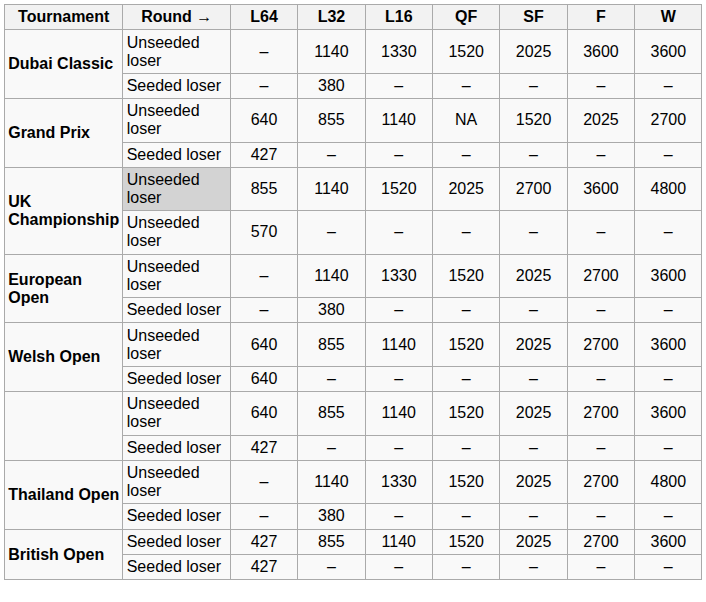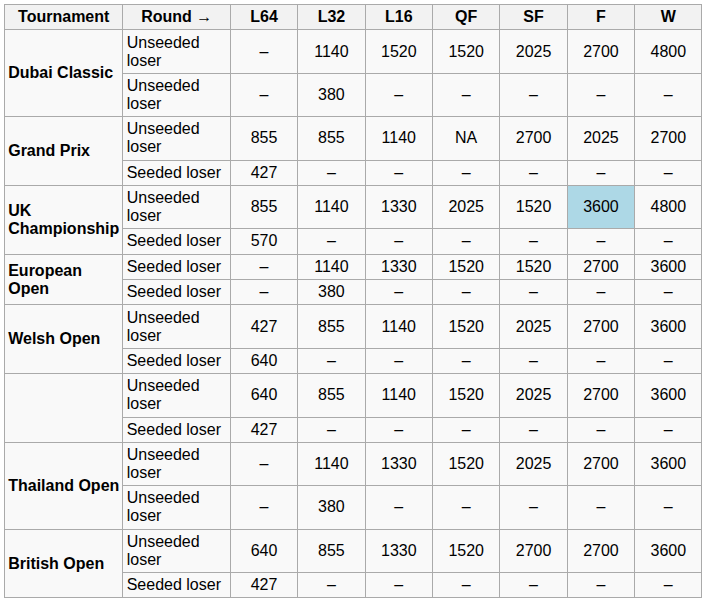(399, 51) 1330 -> (399, 51) 1520
(601, 51) 3600 -> (601, 51) 2700
(668, 51) 3600 -> (668, 51) 4800
(174, 85) Seeded loser -> (163, 94) Unseeded loser
(264, 120) 640 -> (264, 138) 855
(534, 120) 1520 -> (534, 138) 2700
(163, 189) lightgrey background -> (163, 207) no background
(399, 189) 1520 -> (399, 207) 1330
(534, 189) 2700 -> (534, 207) 1520
(601, 189) no background -> (601, 207) lightblue background
(163, 232) Unseeded loser -> (174, 241) Seeded loser
(163, 275) Unseeded loser -> (174, 266) Seeded loser
(534, 275) 2025 -> (534, 266) 1520
(264, 344) 640 -> (264, 326) 427
(668, 482) 4800 -> (668, 464) 3600
(174, 516) Seeded loser -> (163, 507) Unseeded loser
(174, 541) Seeded loser -> (163, 550) Unseeded loser
(264, 541) 427 -> (264, 550) 640
(399, 541) 1140 -> (399, 550) 1330
(534, 541) 2025 -> (534, 550) 2700
